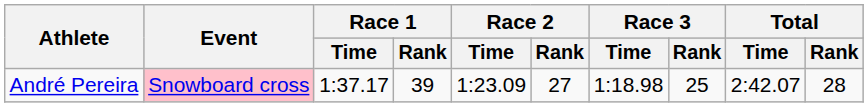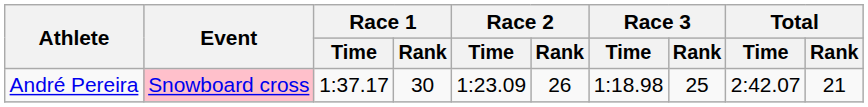(423, 86) 39 -> (423, 86) 30
(560, 86) 27 -> (560, 86) 26
(834, 86) 28 -> (834, 86) 21
